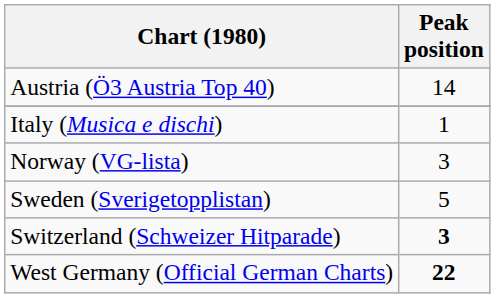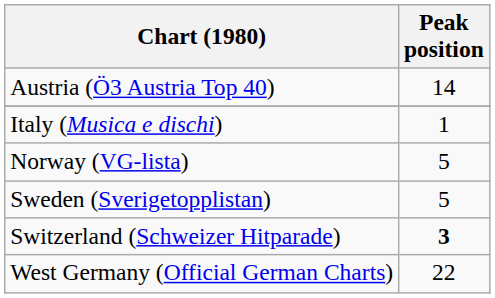(444, 161) 3 -> (444, 161) 5
(444, 273) bold -> (444, 273) normal
